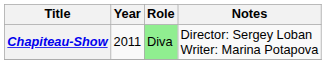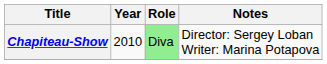(127, 42) 2011 -> (128, 42) 2010
